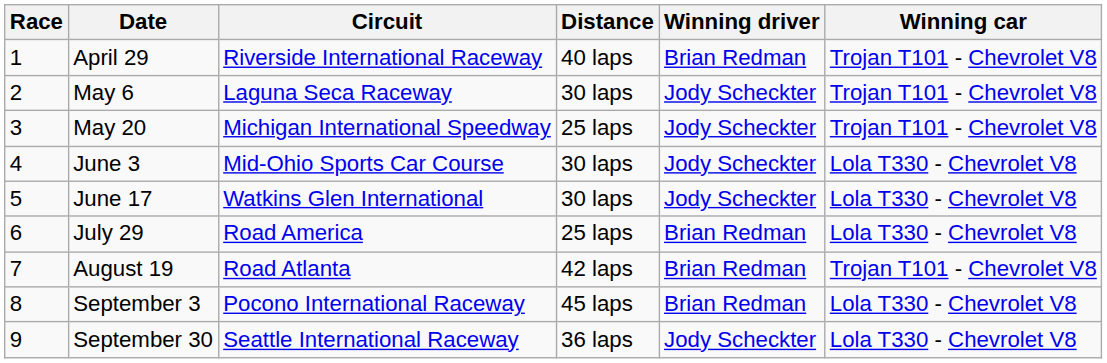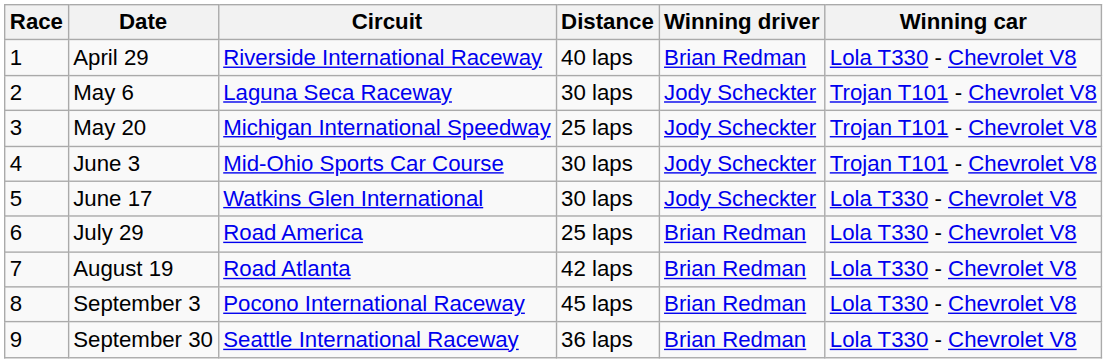(963, 57) Trojan T101 - Chevrolet V8 -> (953, 57) Lola T330 - Chevrolet V8
(953, 163) Lola T330 - Chevrolet V8 -> (963, 163) Trojan T101 - Chevrolet V8
(963, 269) Trojan T101 - Chevrolet V8 -> (953, 269) Lola T330 - Chevrolet V8
(740, 339) Jody Scheckter -> (735, 339) Brian Redman
